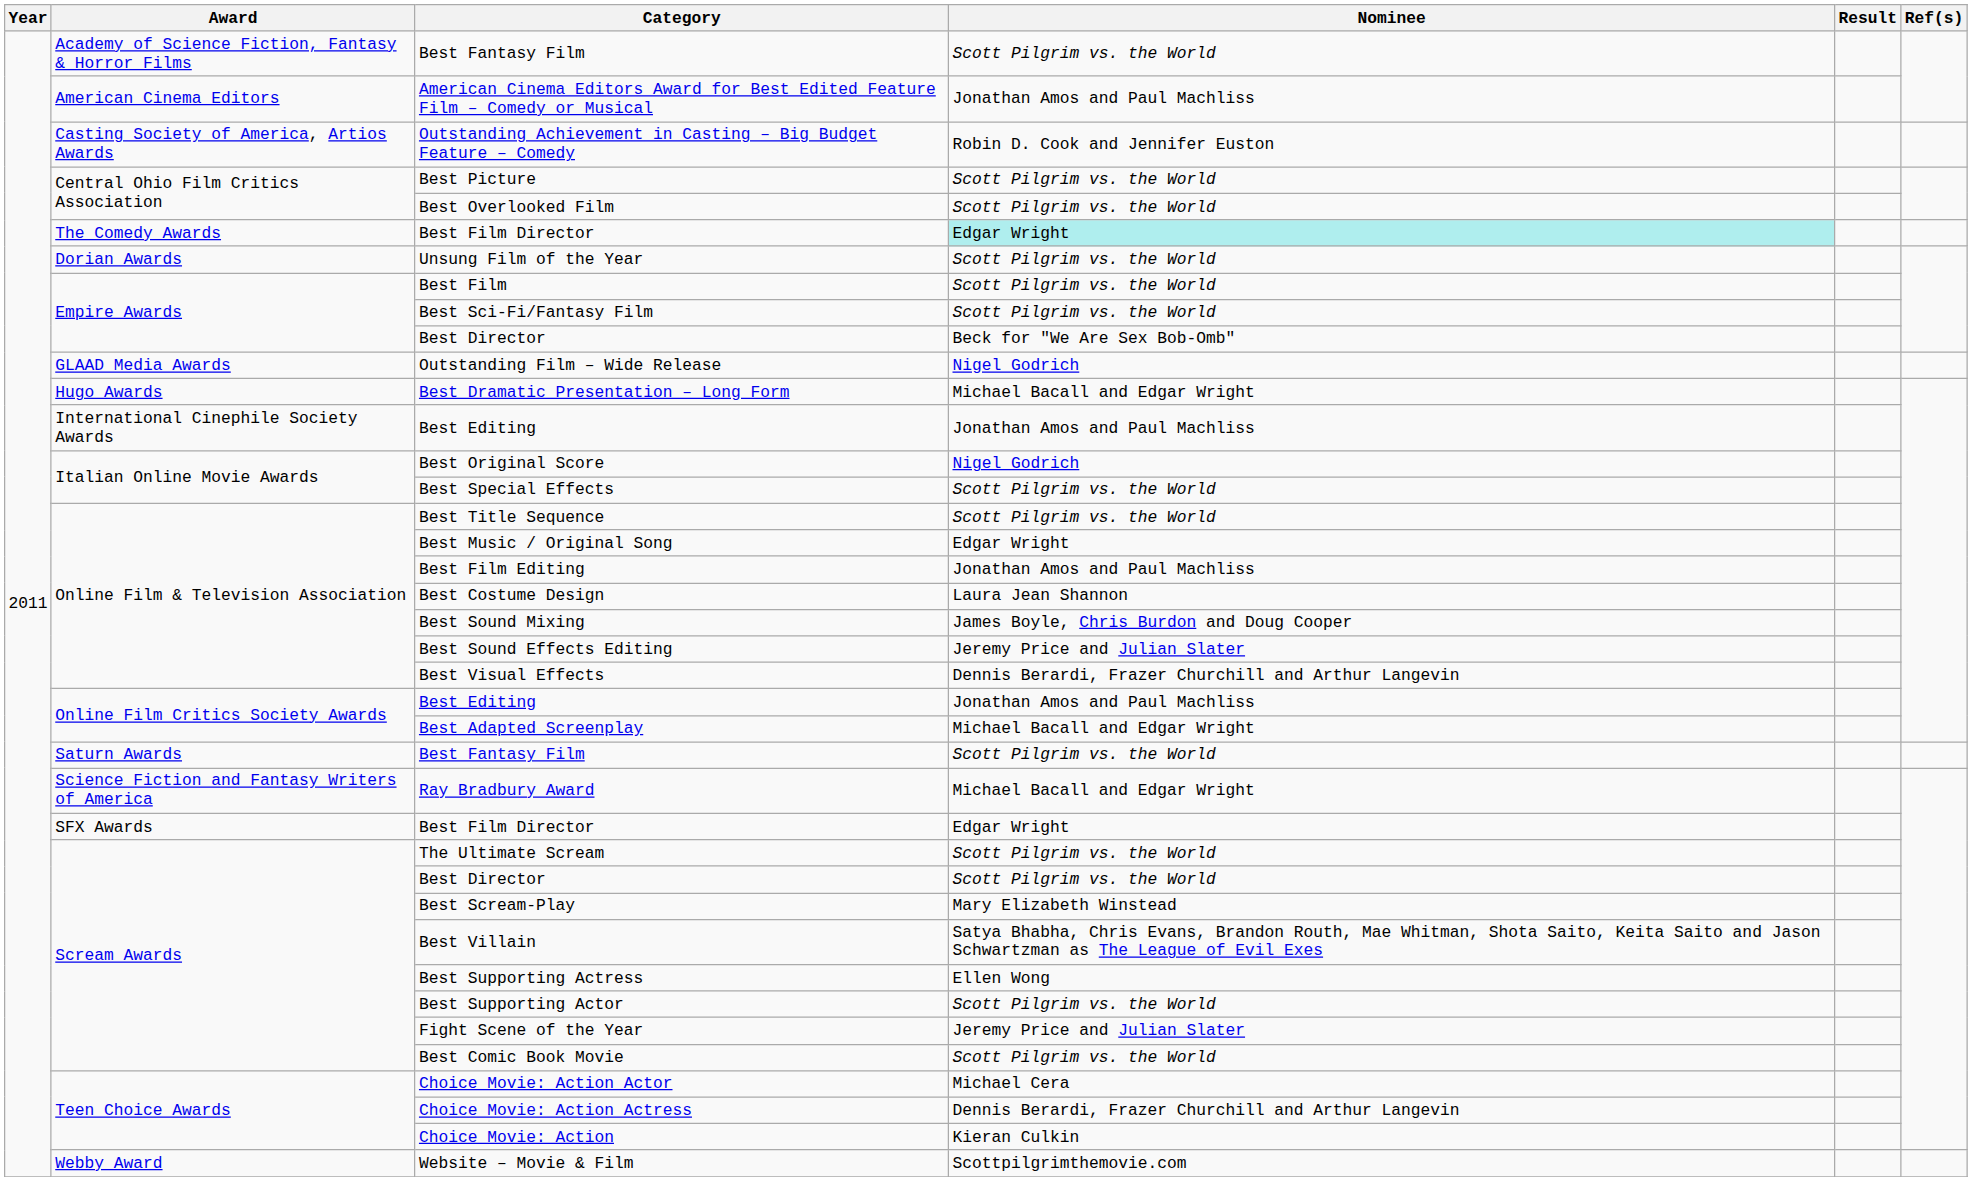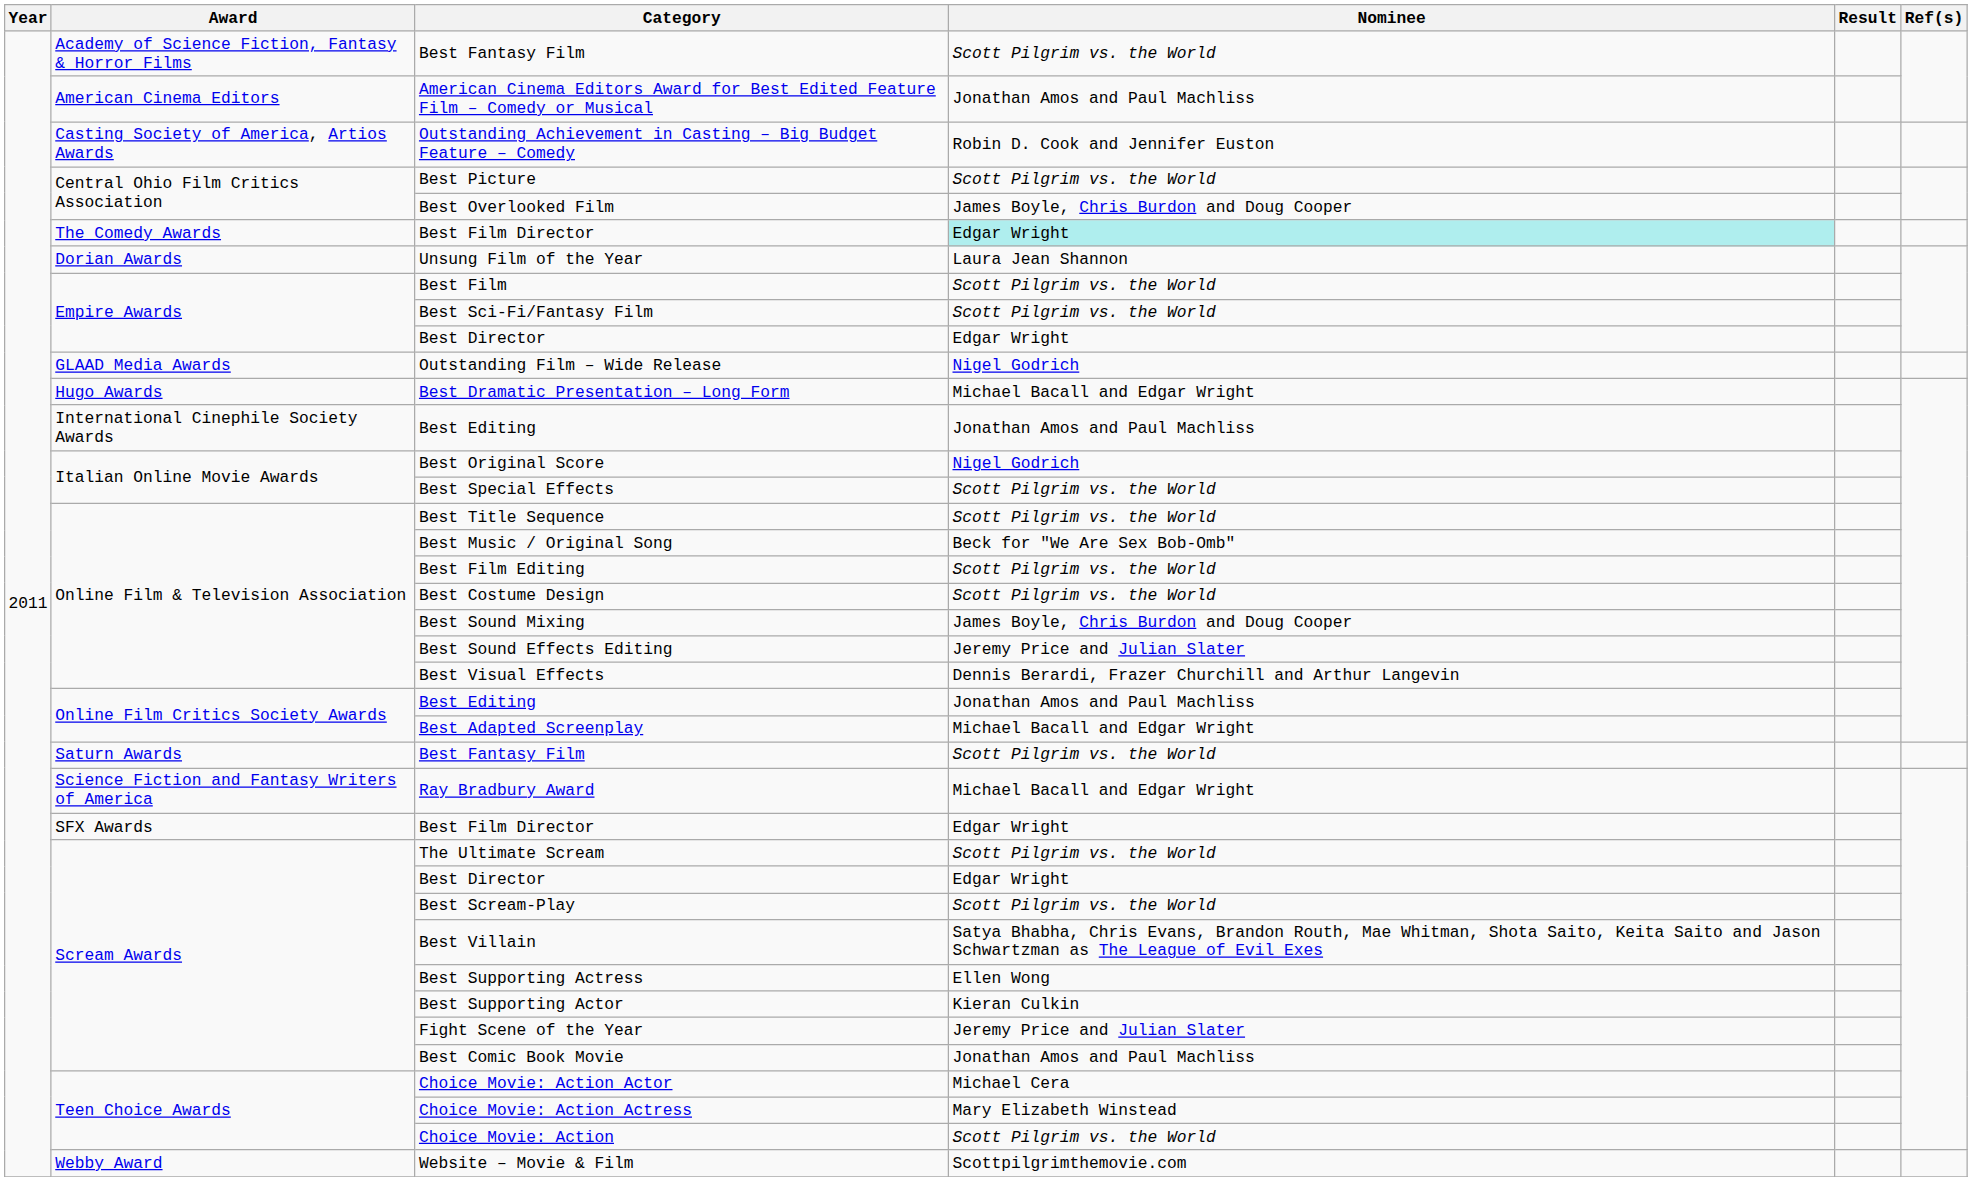(1084, 207) Scott Pilgrim vs. the World -> (1152, 207) James Boyle, Chris Burdon and Doug Cooper
(1084, 260) Scott Pilgrim vs. the World -> (1040, 260) Laura Jean Shannon
(1094, 339) Beck for "We Are Sex Bob-Omb" -> (1011, 339) Edgar Wright
(1011, 543) Edgar Wright -> (1094, 543) Beck for "We Are Sex Bob-Omb"
(1104, 570) Jonathan Amos and Paul Machliss -> (1084, 570) Scott Pilgrim vs. the World
(1040, 596) Laura Jean Shannon -> (1084, 596) Scott Pilgrim vs. the World
(1084, 880) Scott Pilgrim vs. the World -> (1011, 880) Edgar Wright
(1065, 906) Mary Elizabeth Winstead -> (1084, 906) Scott Pilgrim vs. the World
(1084, 1004) Scott Pilgrim vs. the World -> (1016, 1004) Kieran Culkin
(1084, 1057) Scott Pilgrim vs. the World -> (1104, 1057) Jonathan Amos and Paul Machliss
(1206, 1110) Dennis Berardi, Frazer Churchill and Arthur Langevin -> (1065, 1110) Mary Elizabeth Winstead
(1016, 1137) Kieran Culkin -> (1084, 1137) Scott Pilgrim vs. the World
